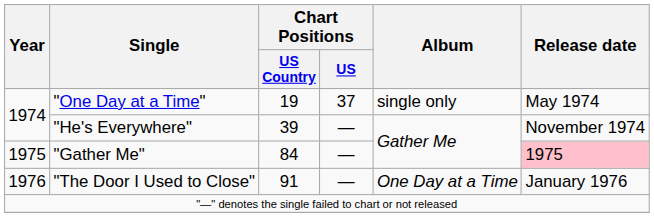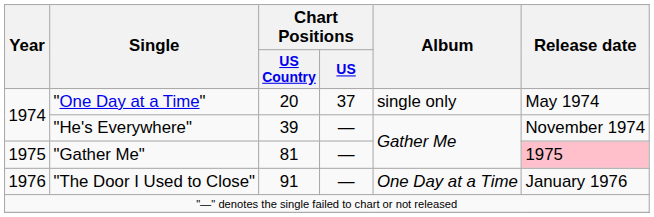(289, 101) 19 -> (289, 101) 20
(289, 154) 84 -> (289, 154) 81
